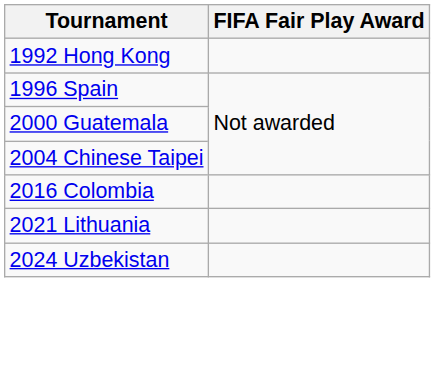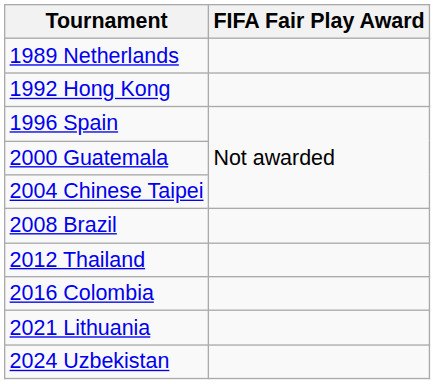+ row: (94, 55)
+ row: (63, 225)
+ row: (77, 259)
